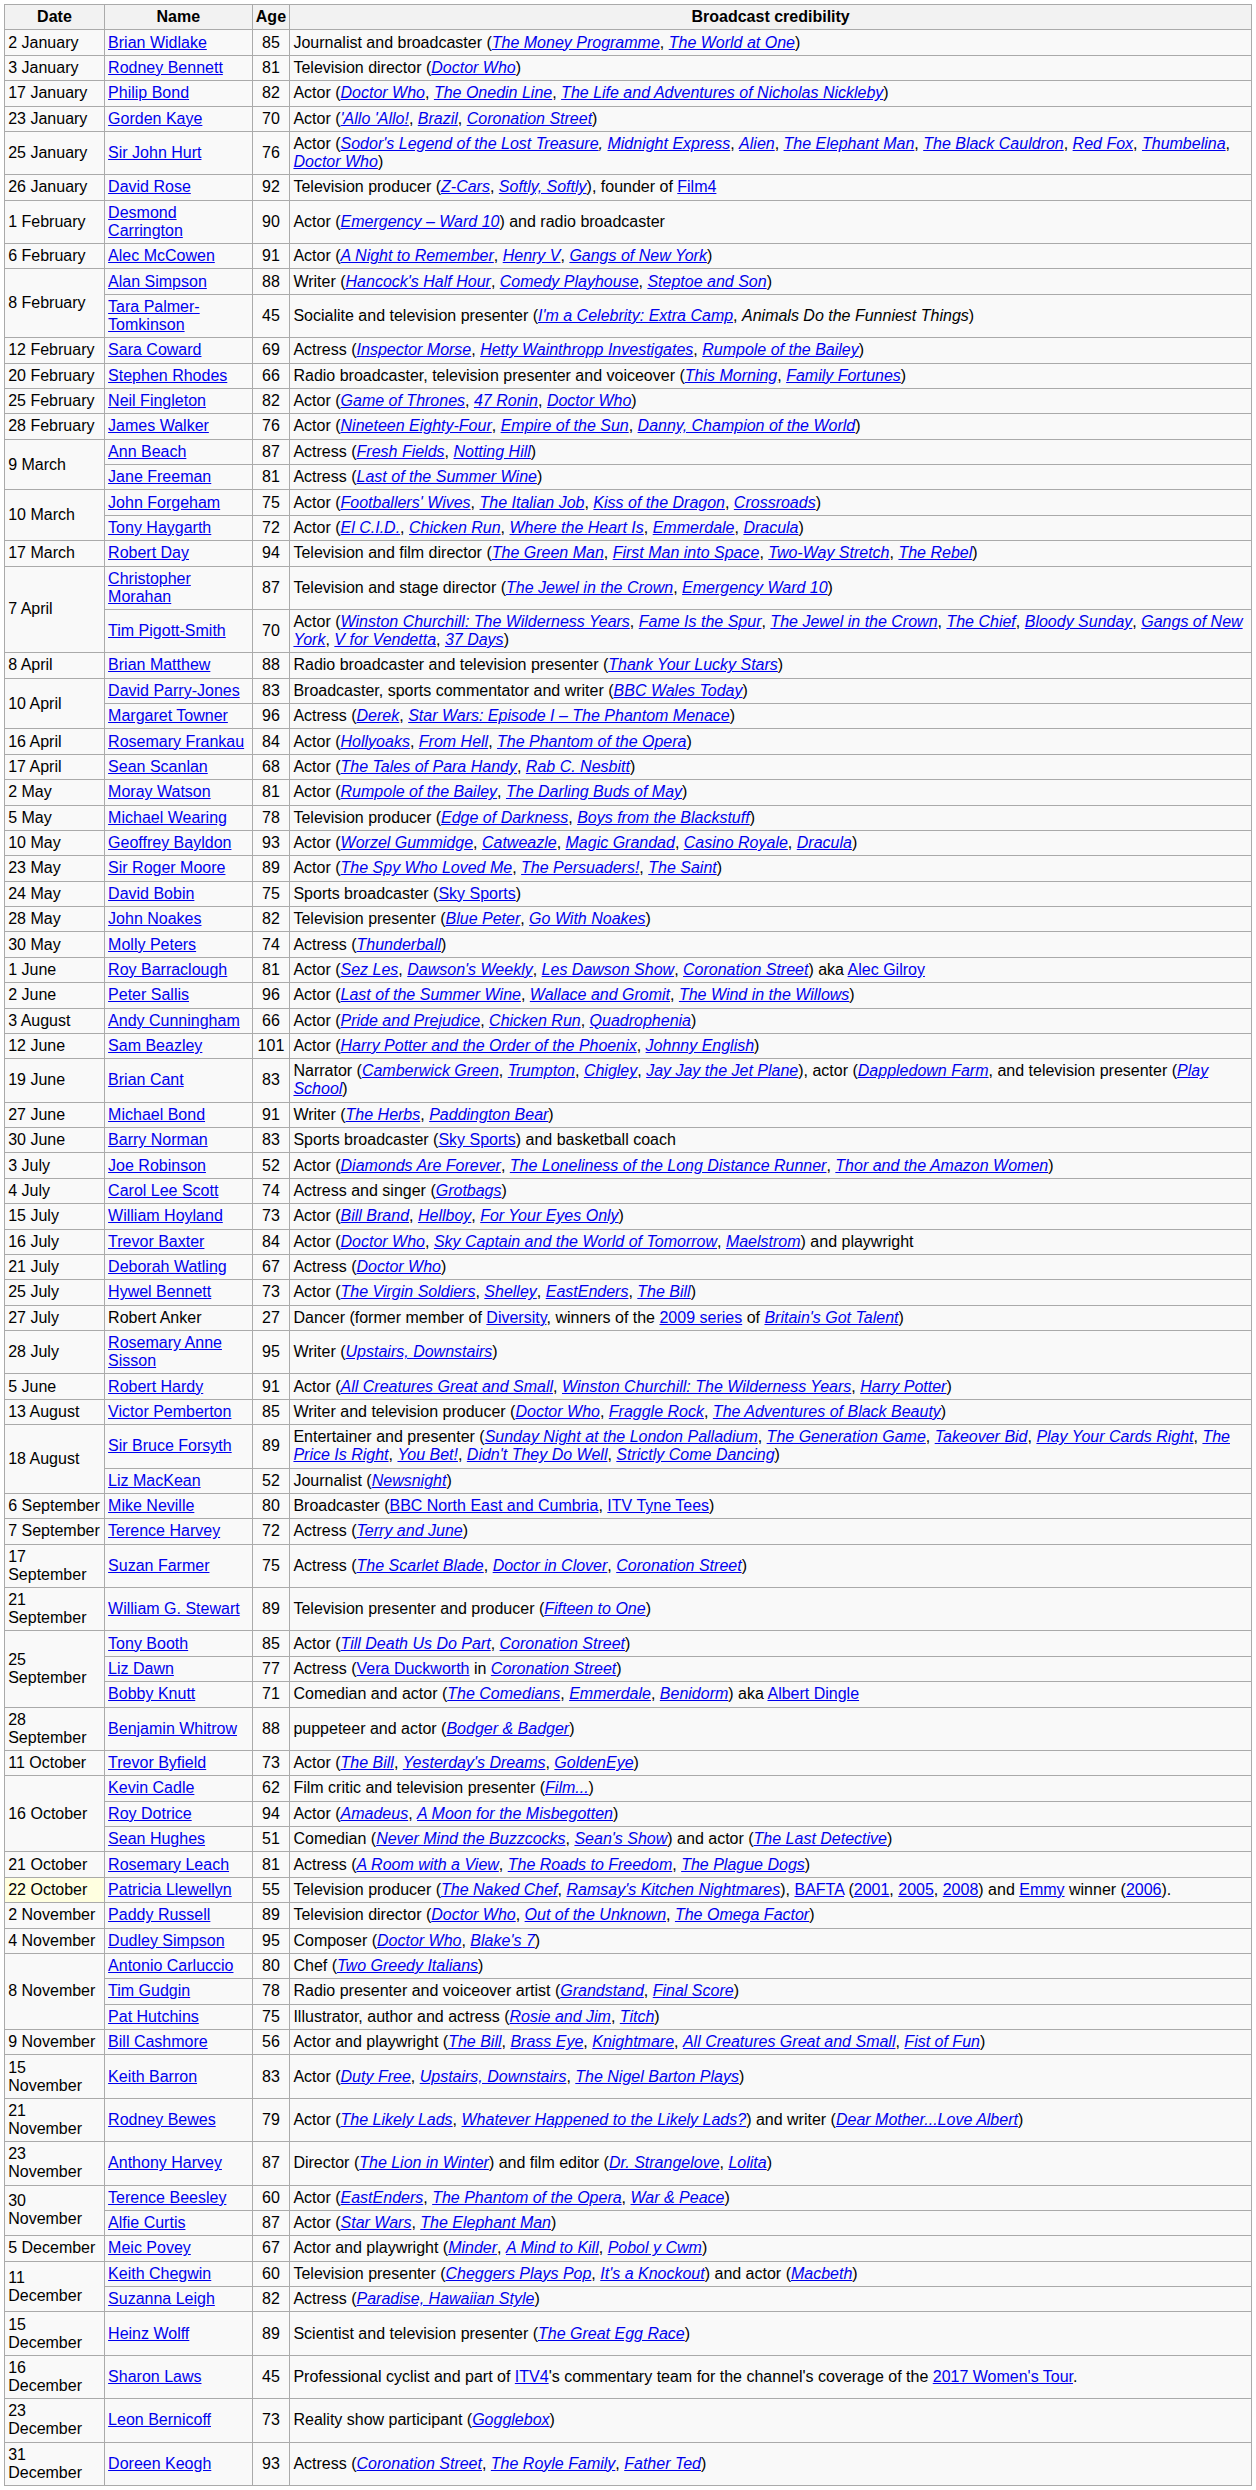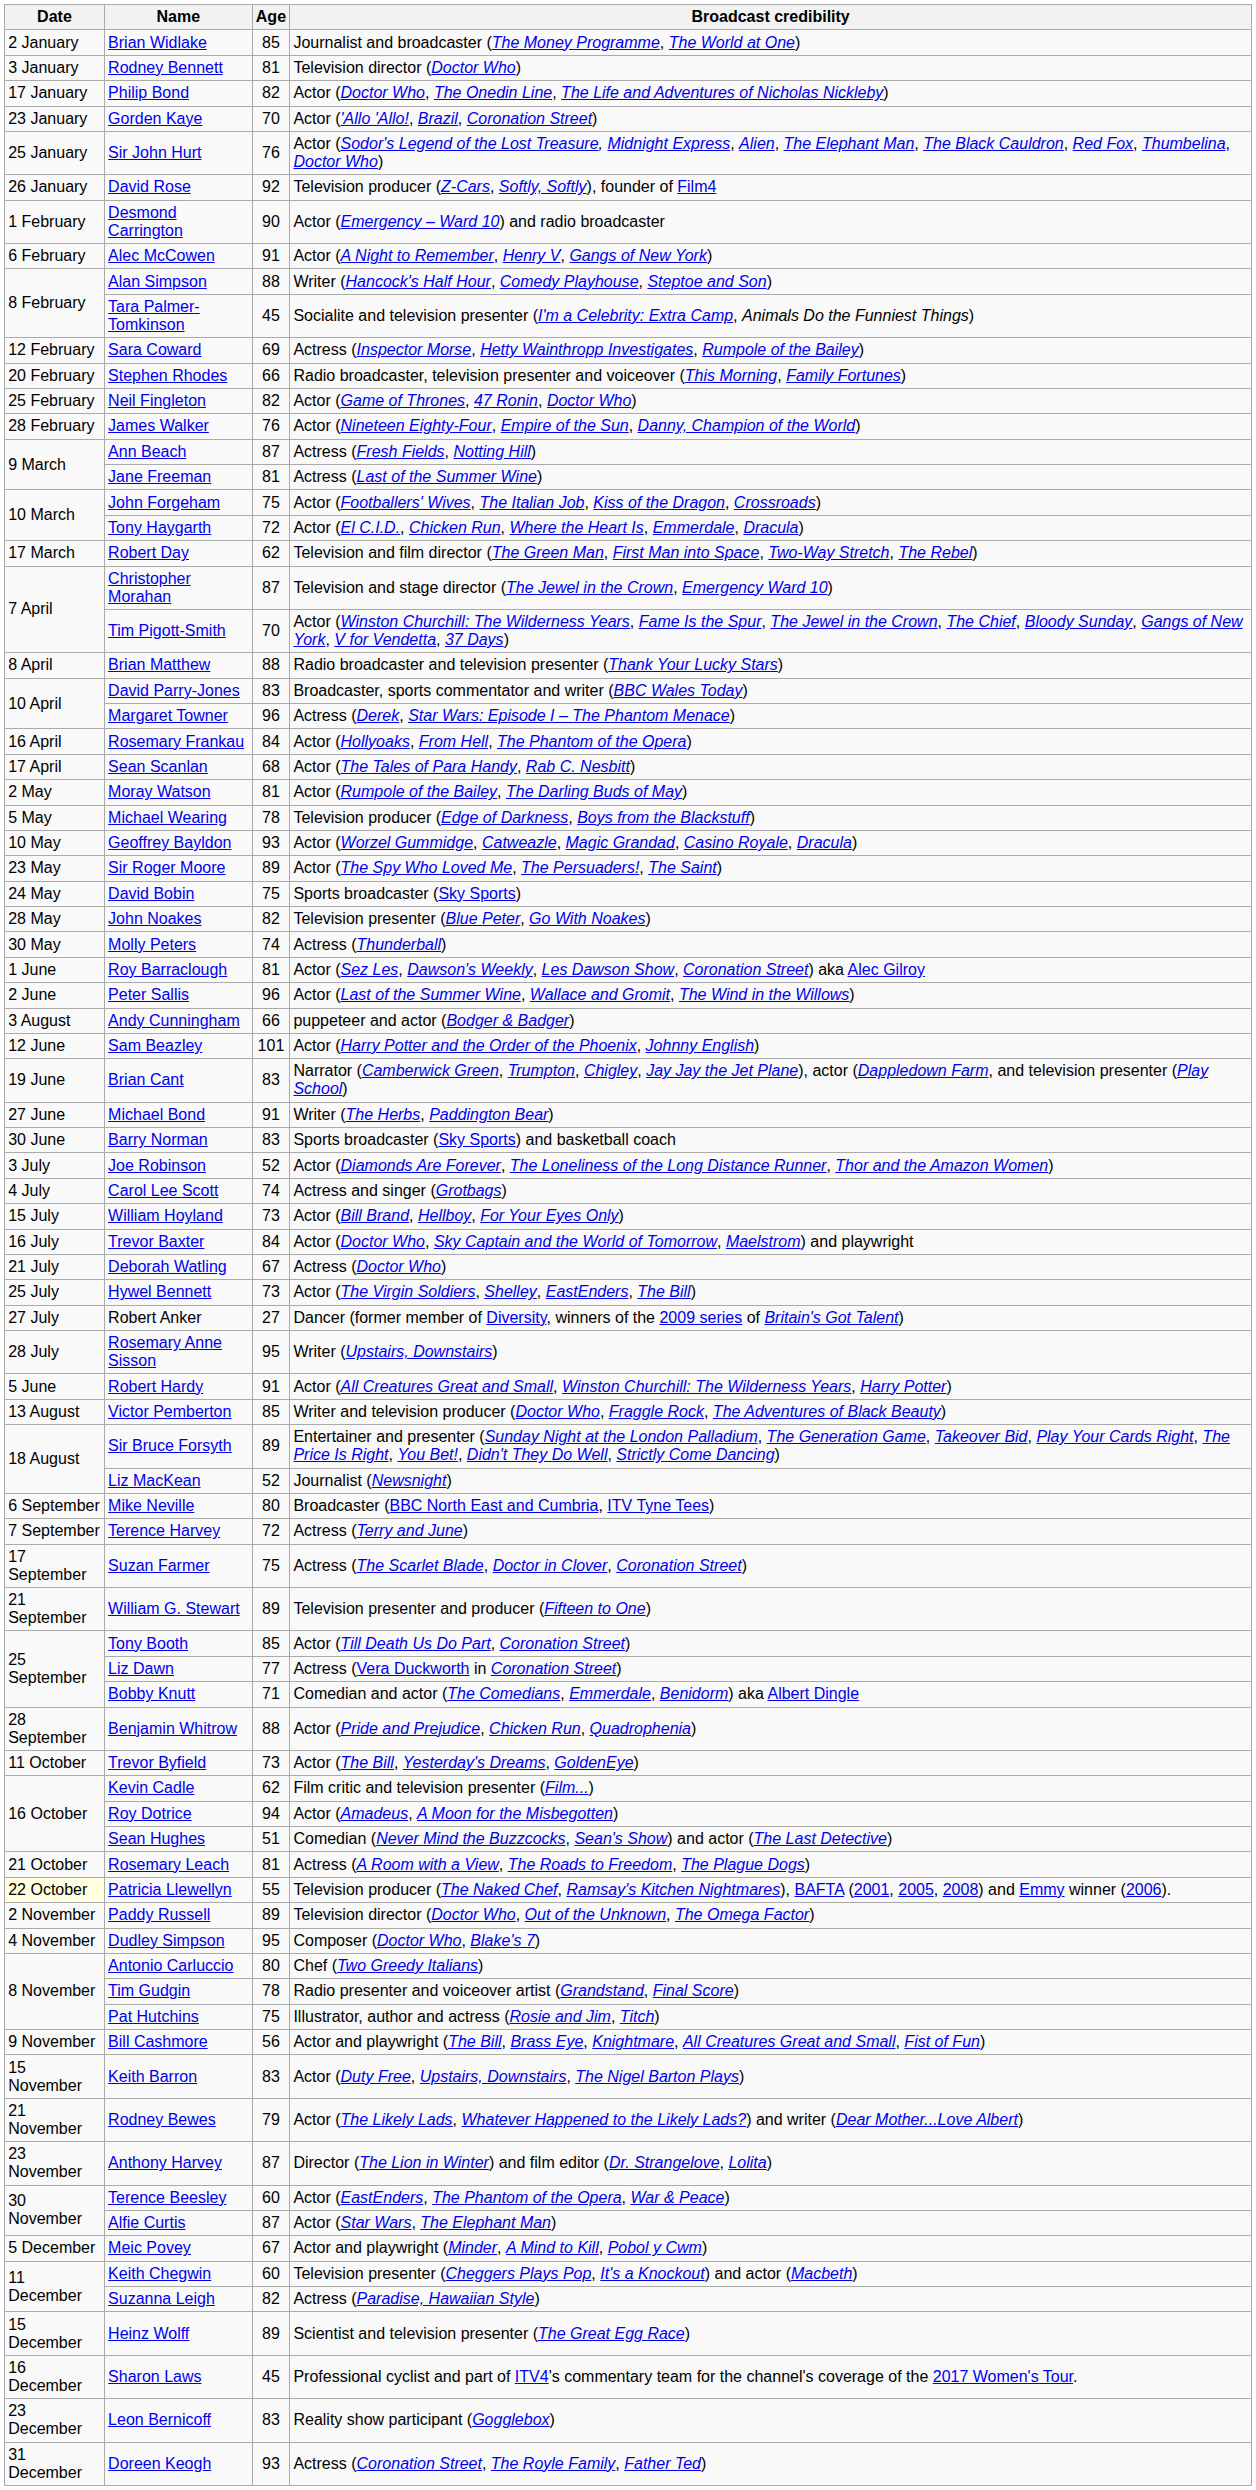(271, 553) 94 -> (271, 553) 62
(495, 1020) Actor (Pride and Prejudice, Chicken Run, Quadrophenia) -> (434, 1020) puppeteer and actor (Bodger & Badger)
(434, 1728) puppeteer and actor (Bodger & Badger) -> (495, 1728) Actor (Pride and Prejudice, Chicken Run, Quadrophenia)
(271, 2420) 73 -> (271, 2420) 83
